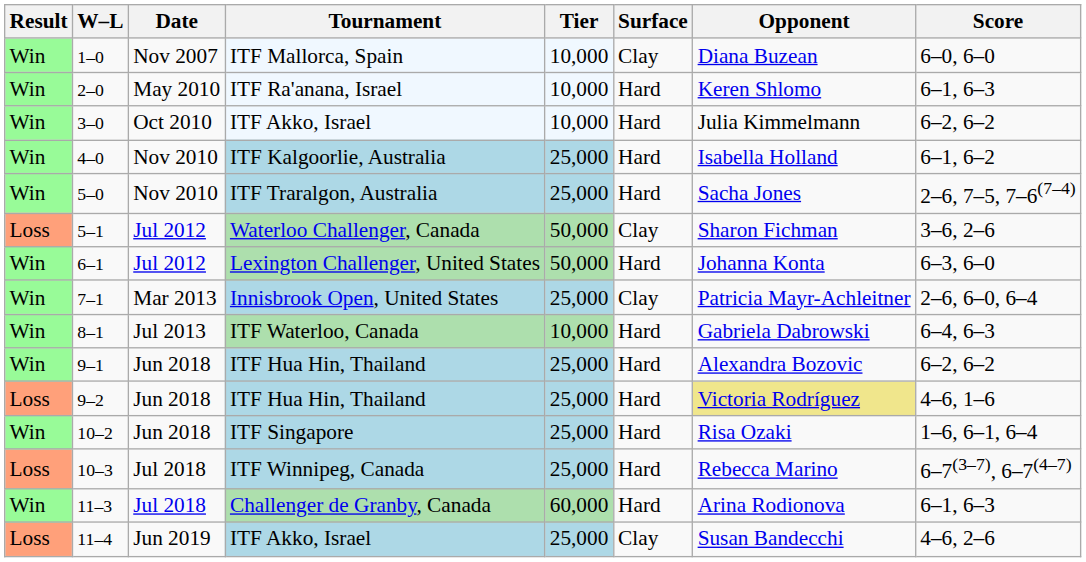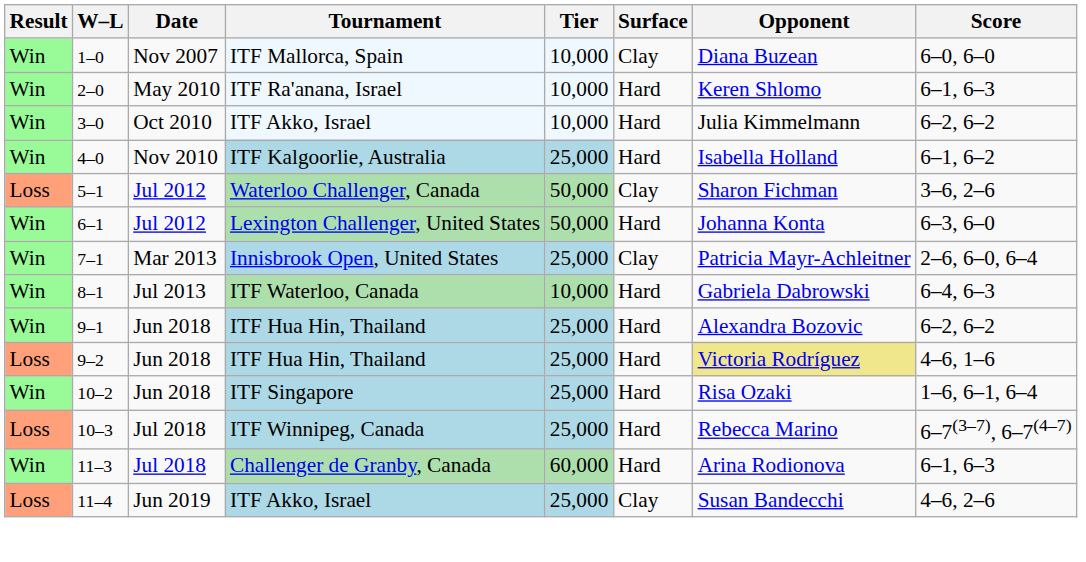- row: (91, 194)
